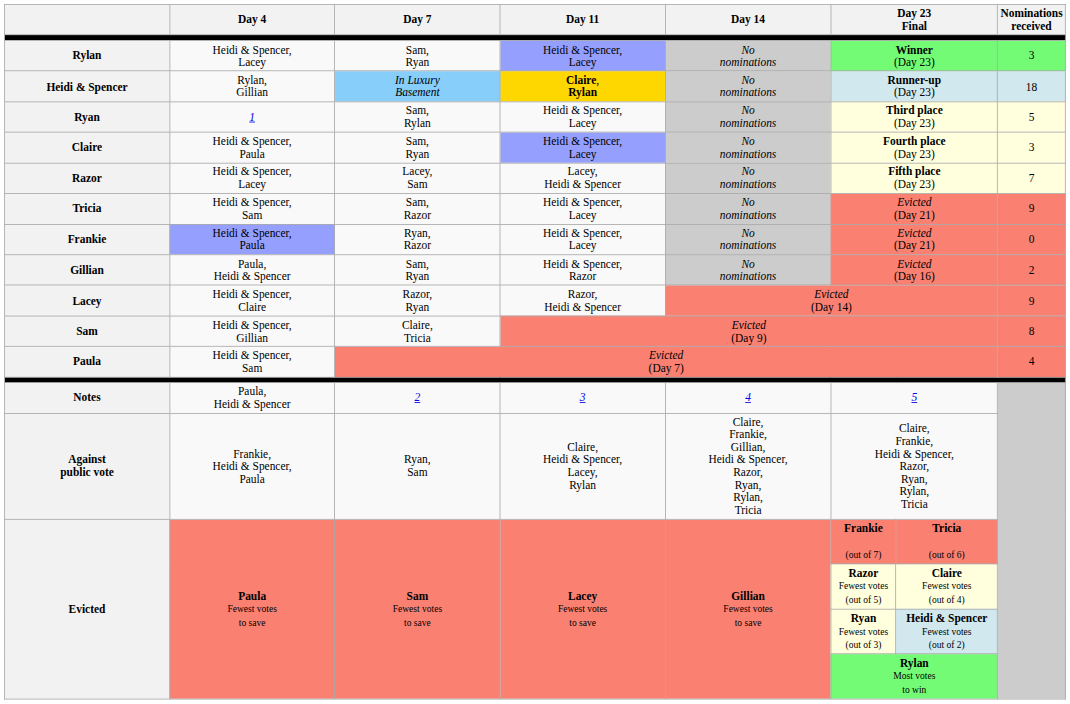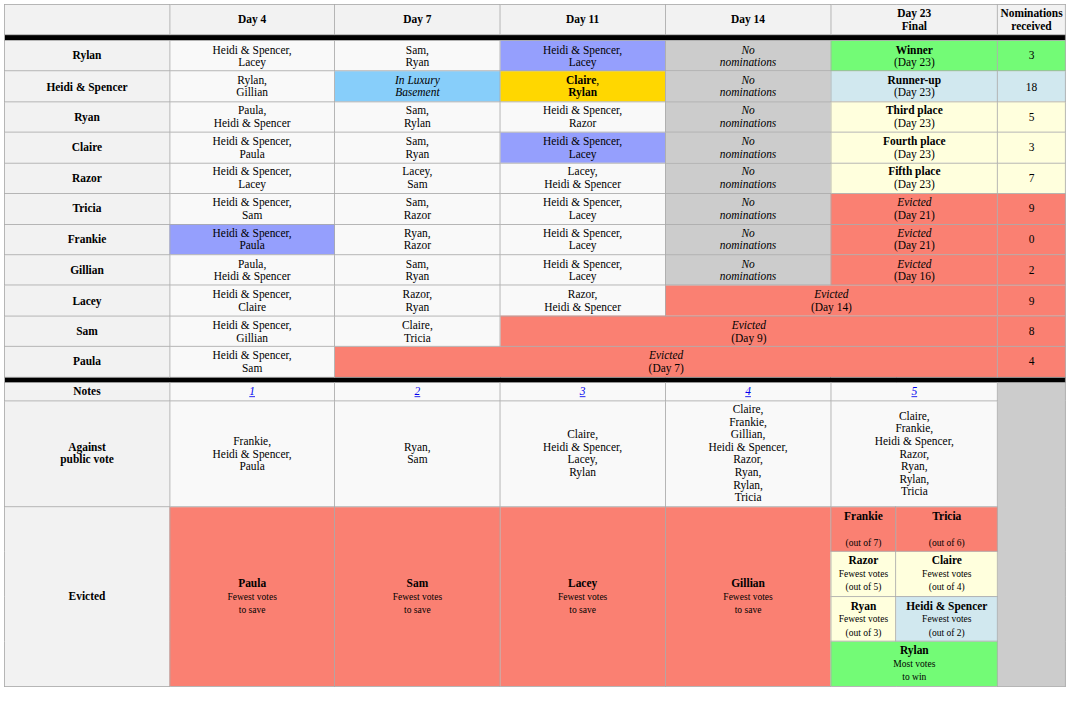(252, 117) 1 -> (252, 117) Paula, Heidi & Spencer
(583, 117) Heidi & Spencer, Lacey -> (583, 117) Heidi & Spencer, Razor
(583, 270) Heidi & Spencer, Razor -> (583, 270) Heidi & Spencer, Lacey
(252, 397) Paula, Heidi & Spencer -> (252, 391) 1
